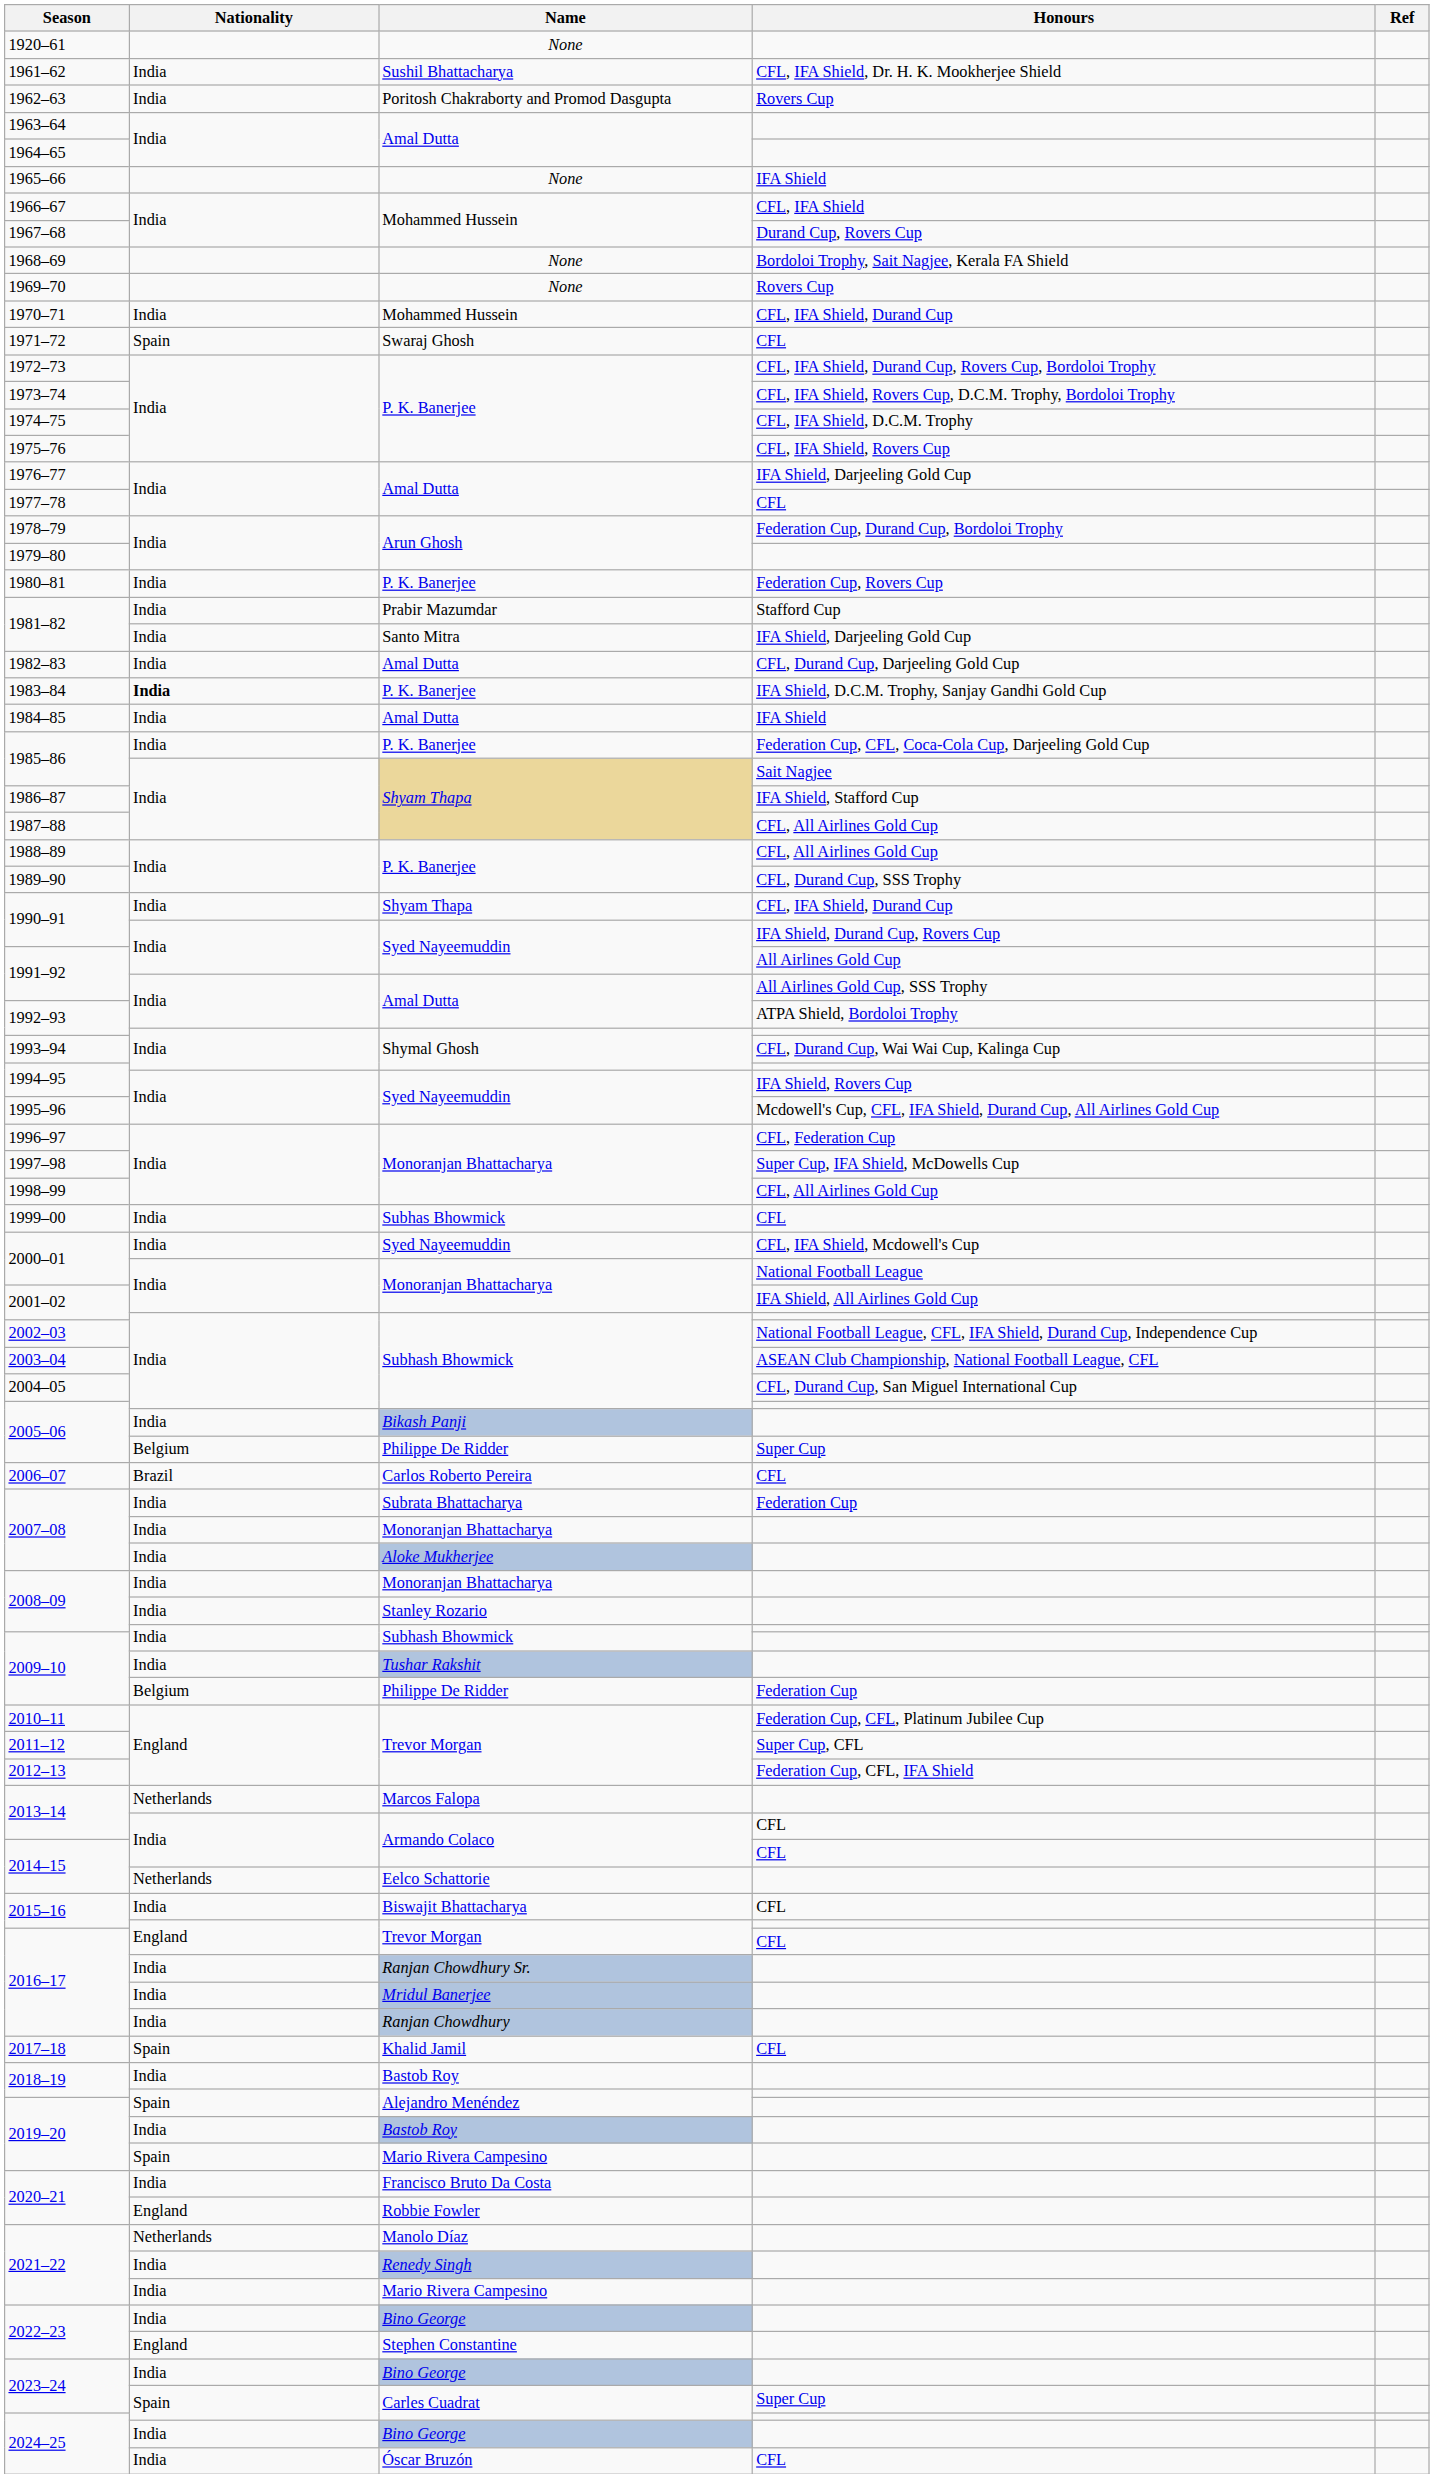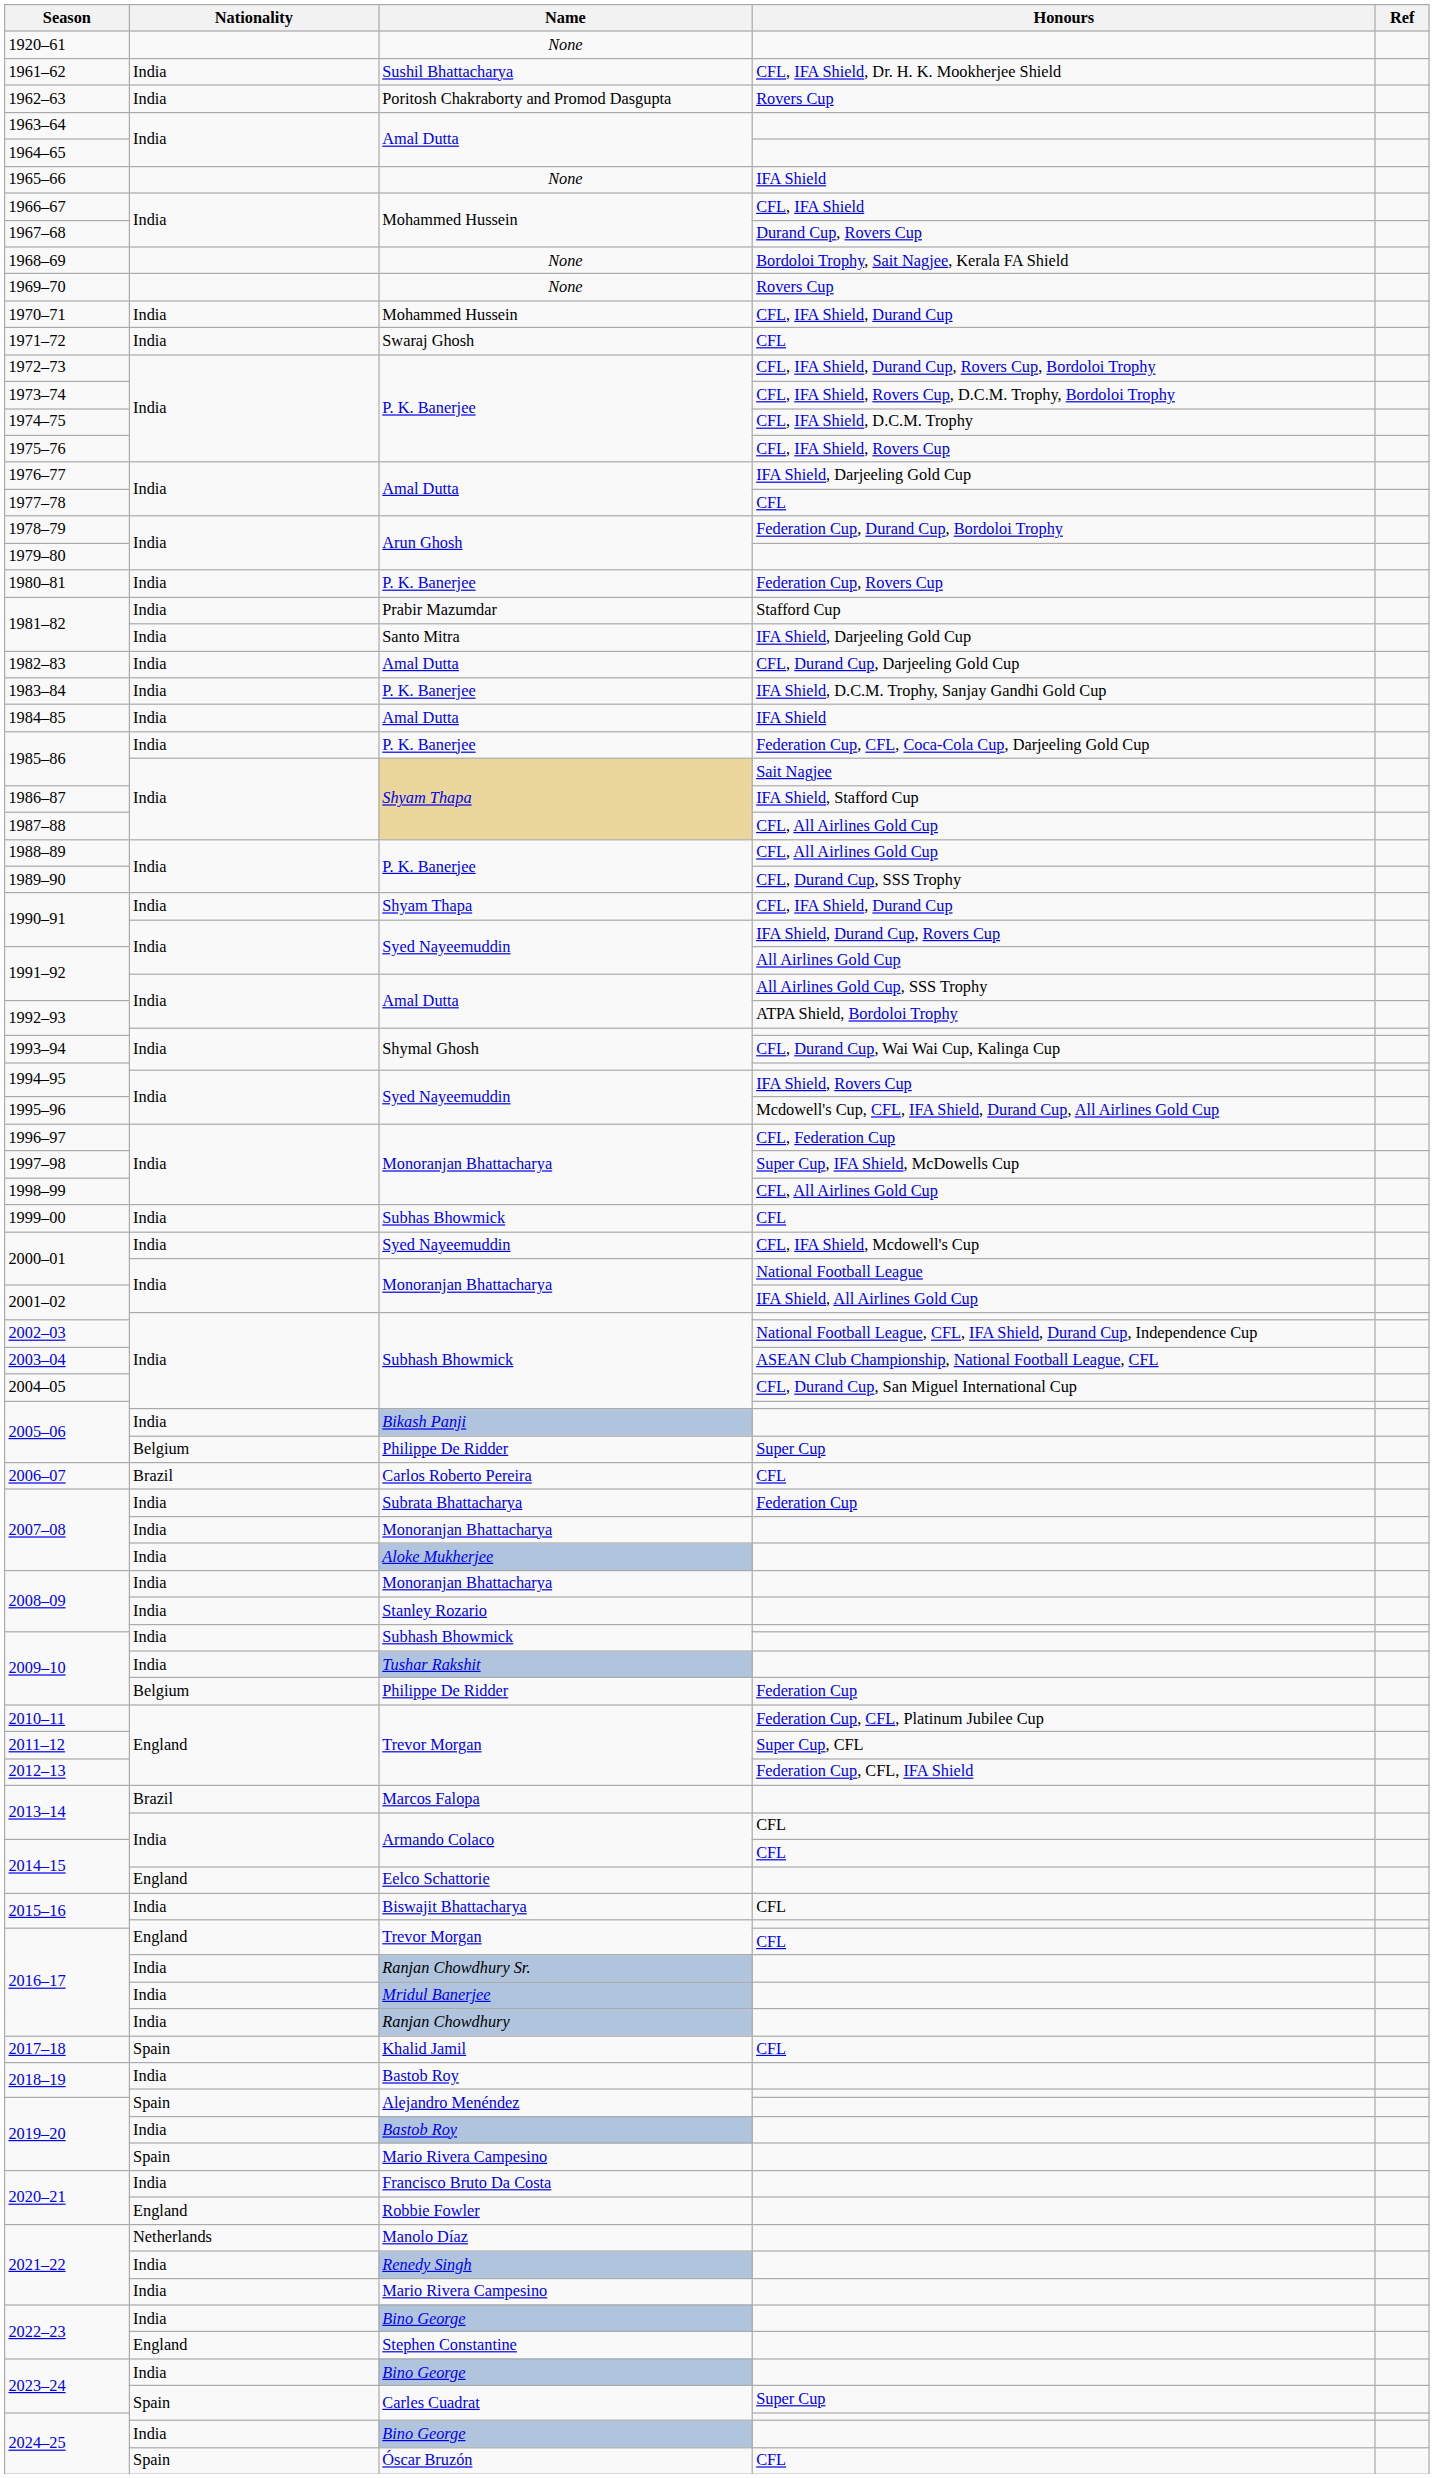(152, 340) Spain -> (150, 340) India
(152, 690) bold -> (150, 690) normal
(172, 1798) Netherlands -> (153, 1798) Brazil
(172, 1879) Netherlands -> (160, 1879) England
(150, 2460) India -> (152, 2460) Spain
